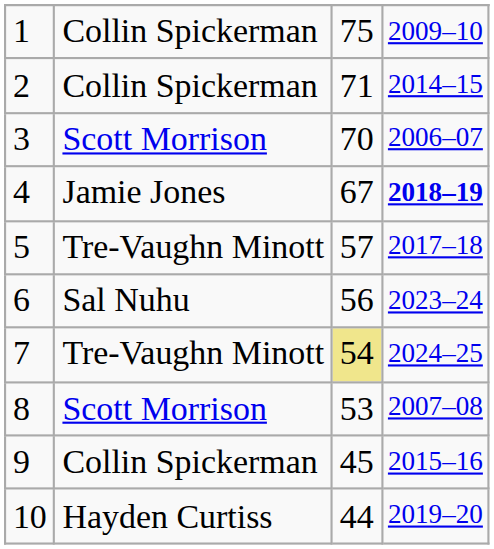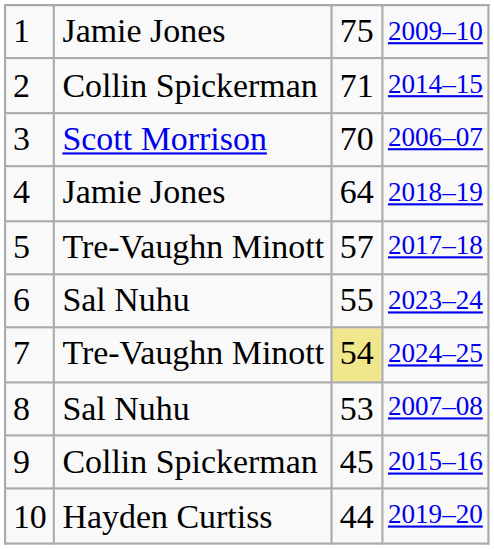(190, 31) Collin Spickerman -> (144, 31) Jamie Jones
(357, 192) 67 -> (357, 192) 64
(435, 192) bold -> (435, 192) normal
(357, 300) 56 -> (357, 300) 55
(165, 407) Scott Morrison -> (126, 407) Sal Nuhu
